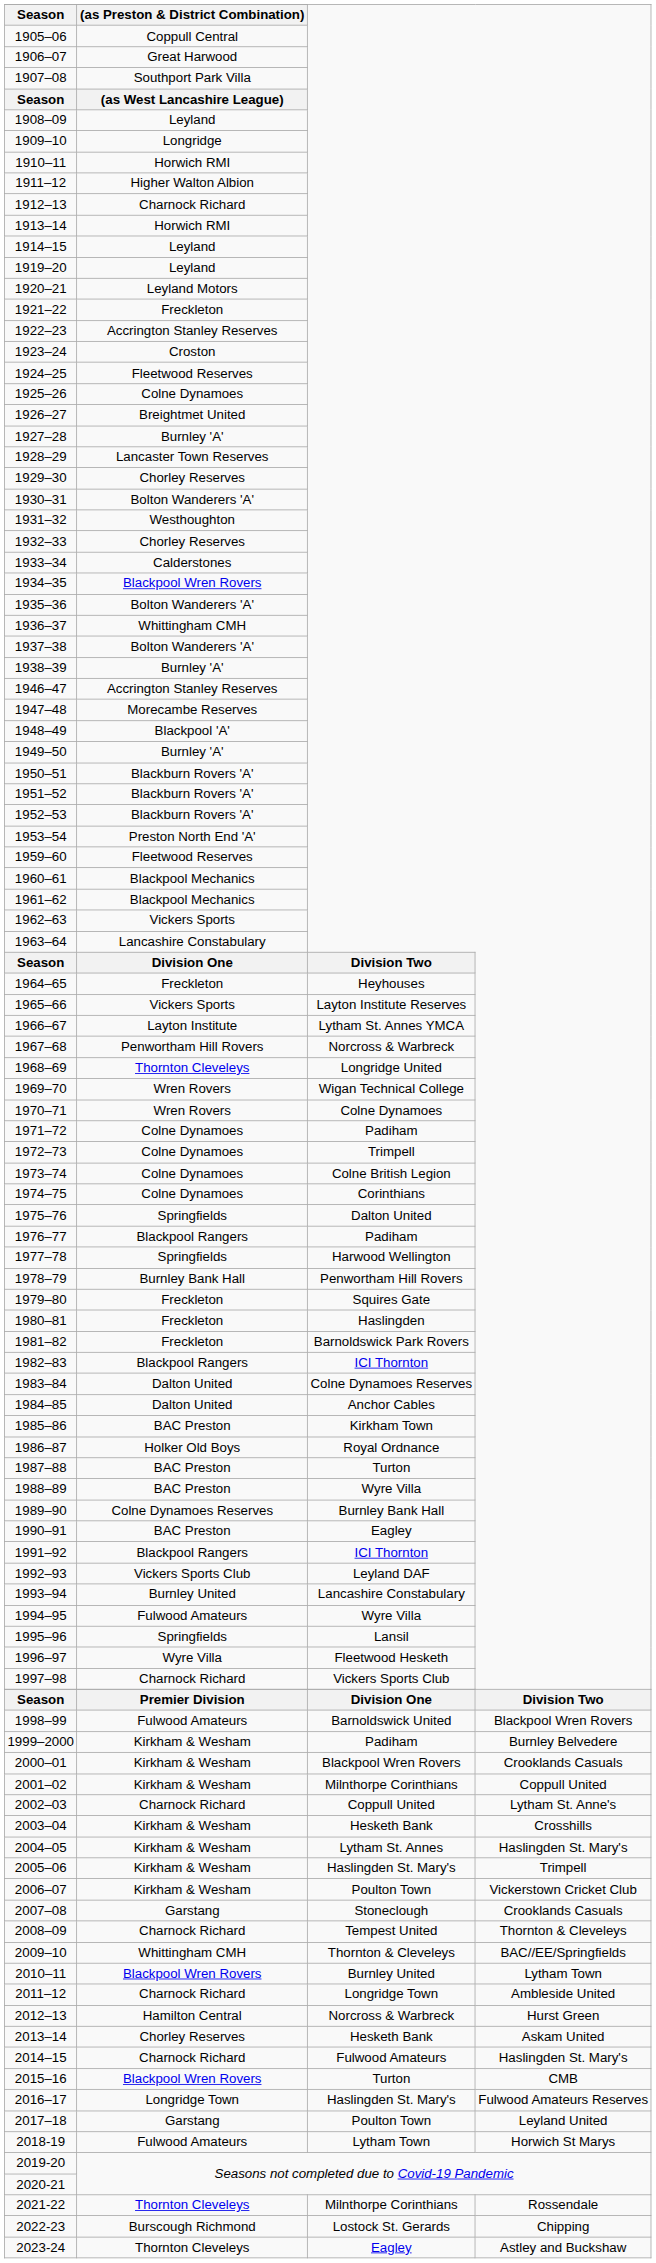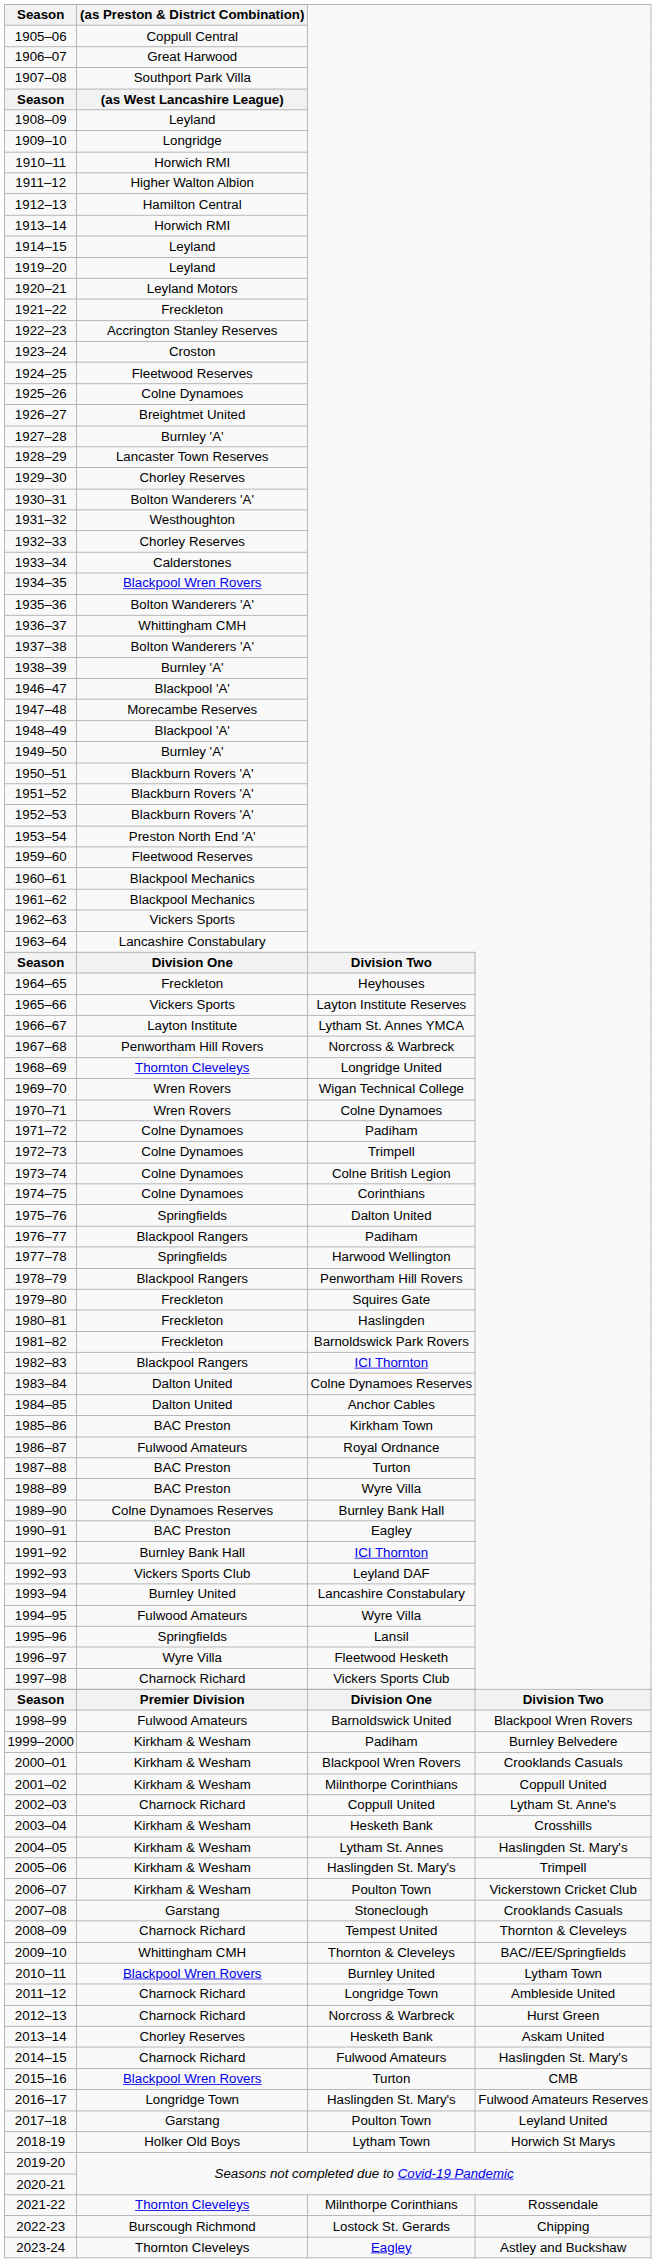(192, 204) Charnock Richard -> (192, 204) Hamilton Central
(192, 688) Accrington Stanley Reserves -> (192, 688) Blackpool 'A'
(192, 1278) Burnley Bank Hall -> (192, 1278) Blackpool Rangers
(192, 1447) Holker Old Boys -> (192, 1447) Fulwood Amateurs
(192, 1552) Blackpool Rangers -> (192, 1552) Burnley Bank Hall
(192, 2015) Hamilton Central -> (192, 2015) Charnock Richard
(192, 2142) Fulwood Amateurs -> (192, 2142) Holker Old Boys
